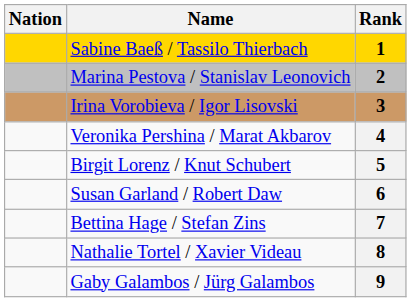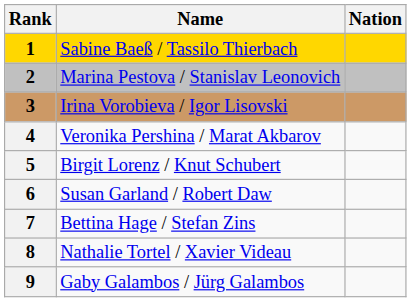columns swapped: (380, 19) <-> (35, 19)
